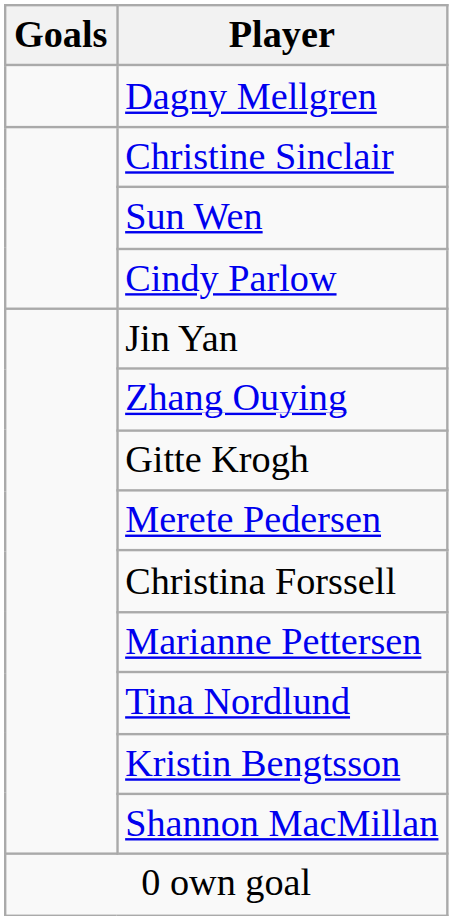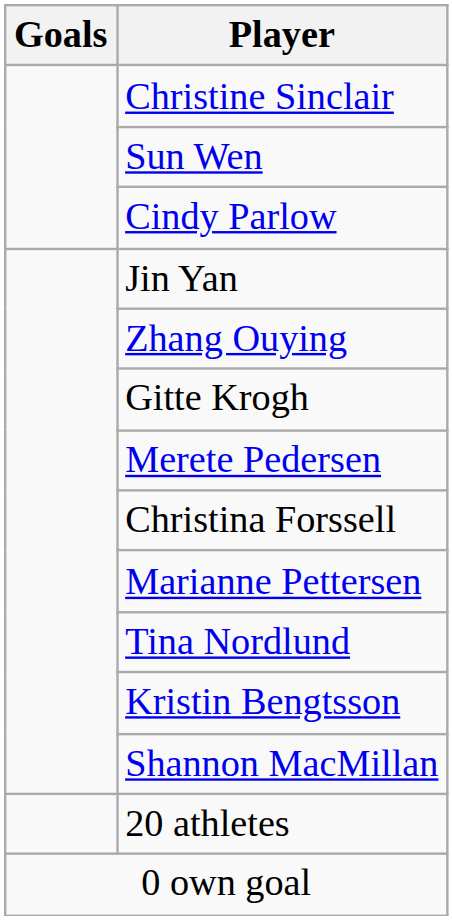- row: (251, 95)
+ row: (207, 823)
